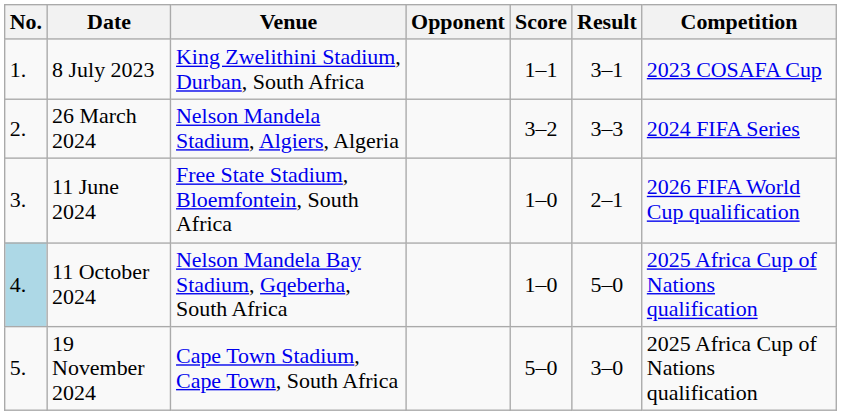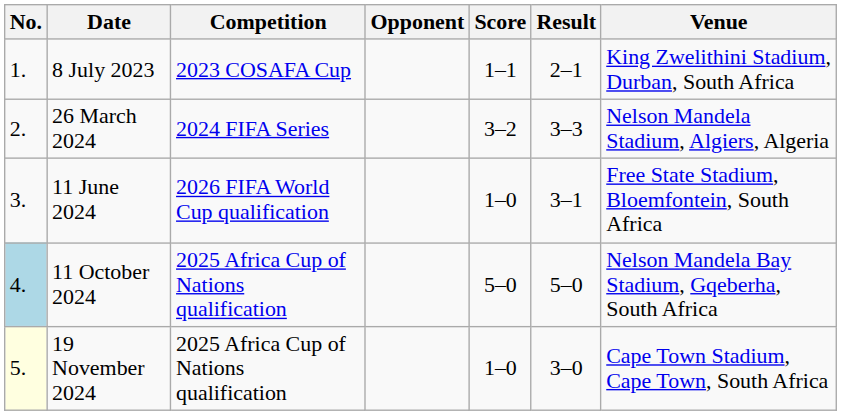columns swapped: (289, 21) <-> (739, 21)
(607, 68) 3–1 -> (566, 68) 2–1
(607, 200) 2–1 -> (566, 200) 3–1
(541, 284) 1–0 -> (500, 284) 5–0
(18, 368) no background -> (18, 368) lightyellow background
(541, 368) 5–0 -> (500, 368) 1–0
